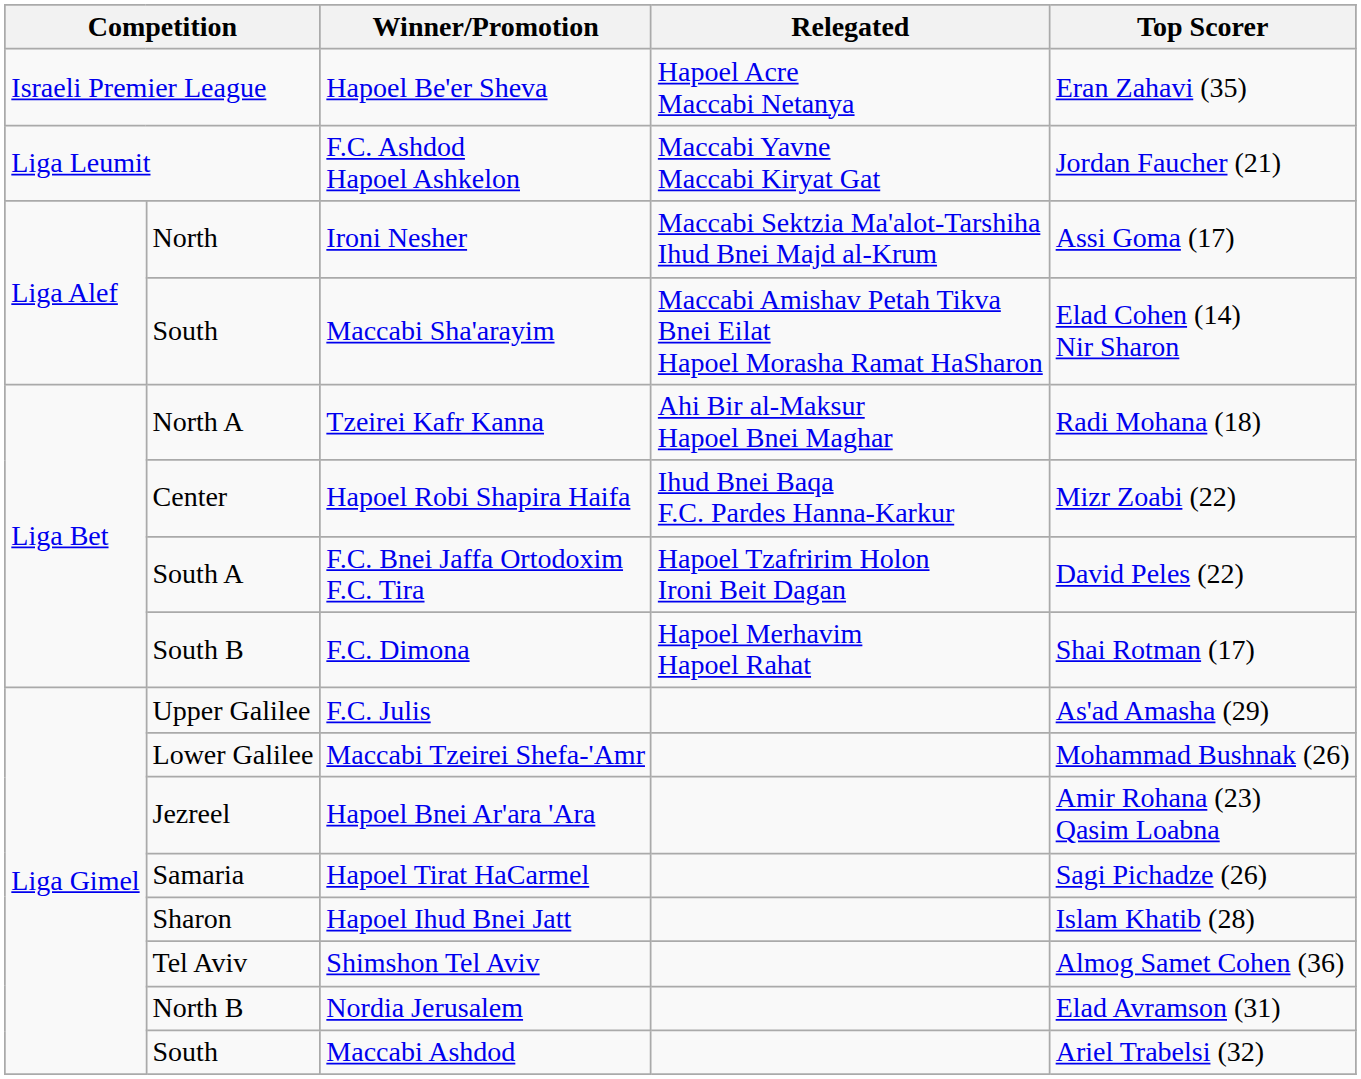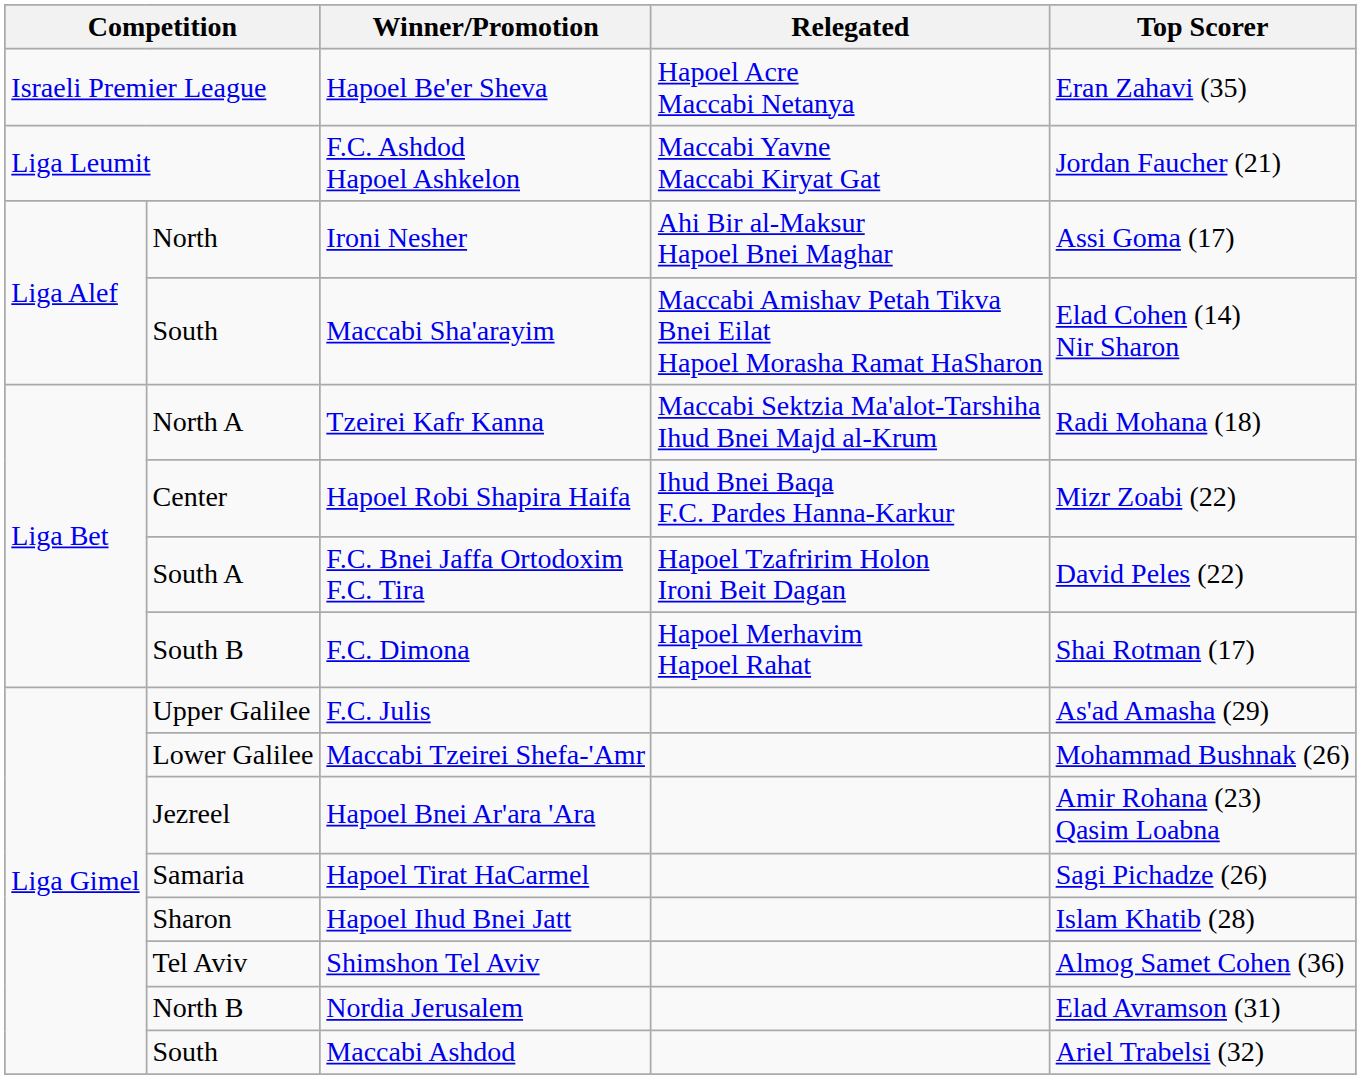(849, 238) Maccabi Sektzia Ma'alot-Tarshiha Ihud Bnei Majd al-Krum -> (775, 238) Ahi Bir al-Maksur Hapoel Bnei Maghar
(775, 421) Ahi Bir al-Maksur Hapoel Bnei Maghar -> (849, 421) Maccabi Sektzia Ma'alot-Tarshiha Ihud Bnei Majd al-Krum
